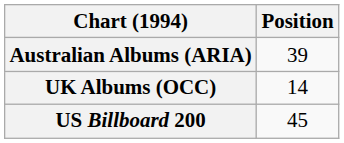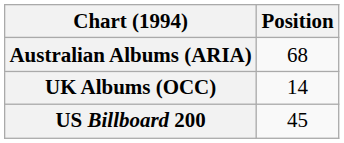(298, 54) 39 -> (298, 54) 68
